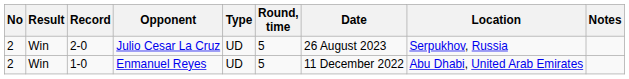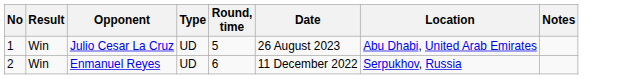- column: (90, 20)
(10, 45) 2 -> (10, 45) 1
(459, 45) Serpukhov, Russia -> (450, 45) Abu Dhabi, United Arab Emirates
(261, 64) 5 -> (215, 64) 6
(496, 64) Abu Dhabi, United Arab Emirates -> (412, 64) Serpukhov, Russia
